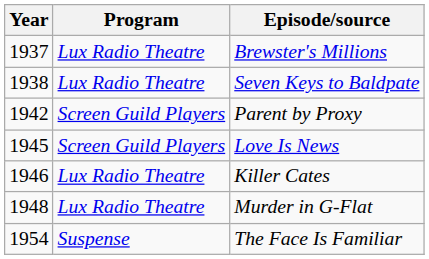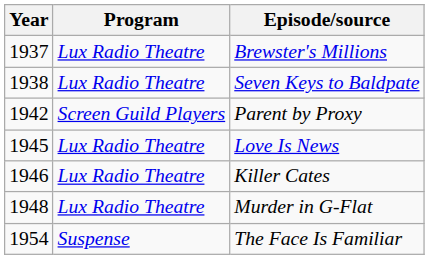(141, 144) Screen Guild Players -> (131, 144) Lux Radio Theatre
